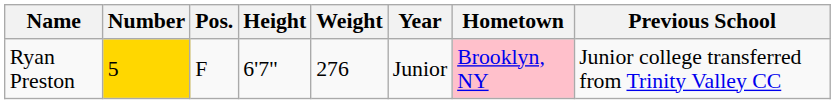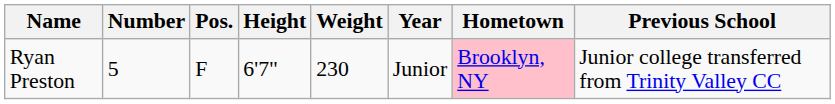(113, 68) gold background -> (113, 68) no background
(333, 68) 276 -> (333, 68) 230
